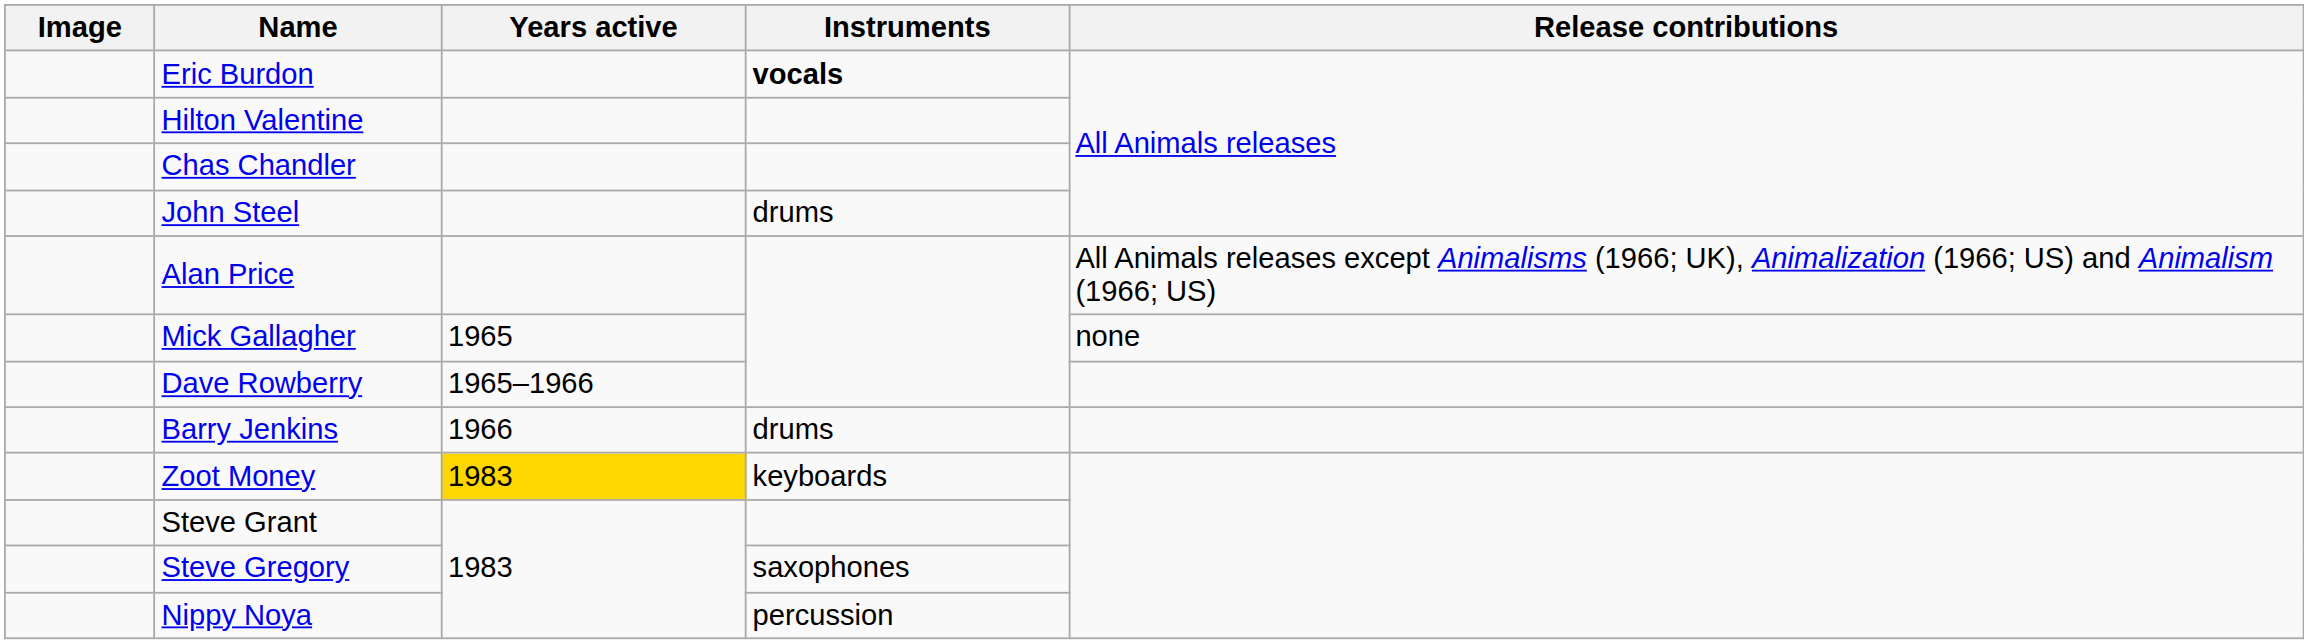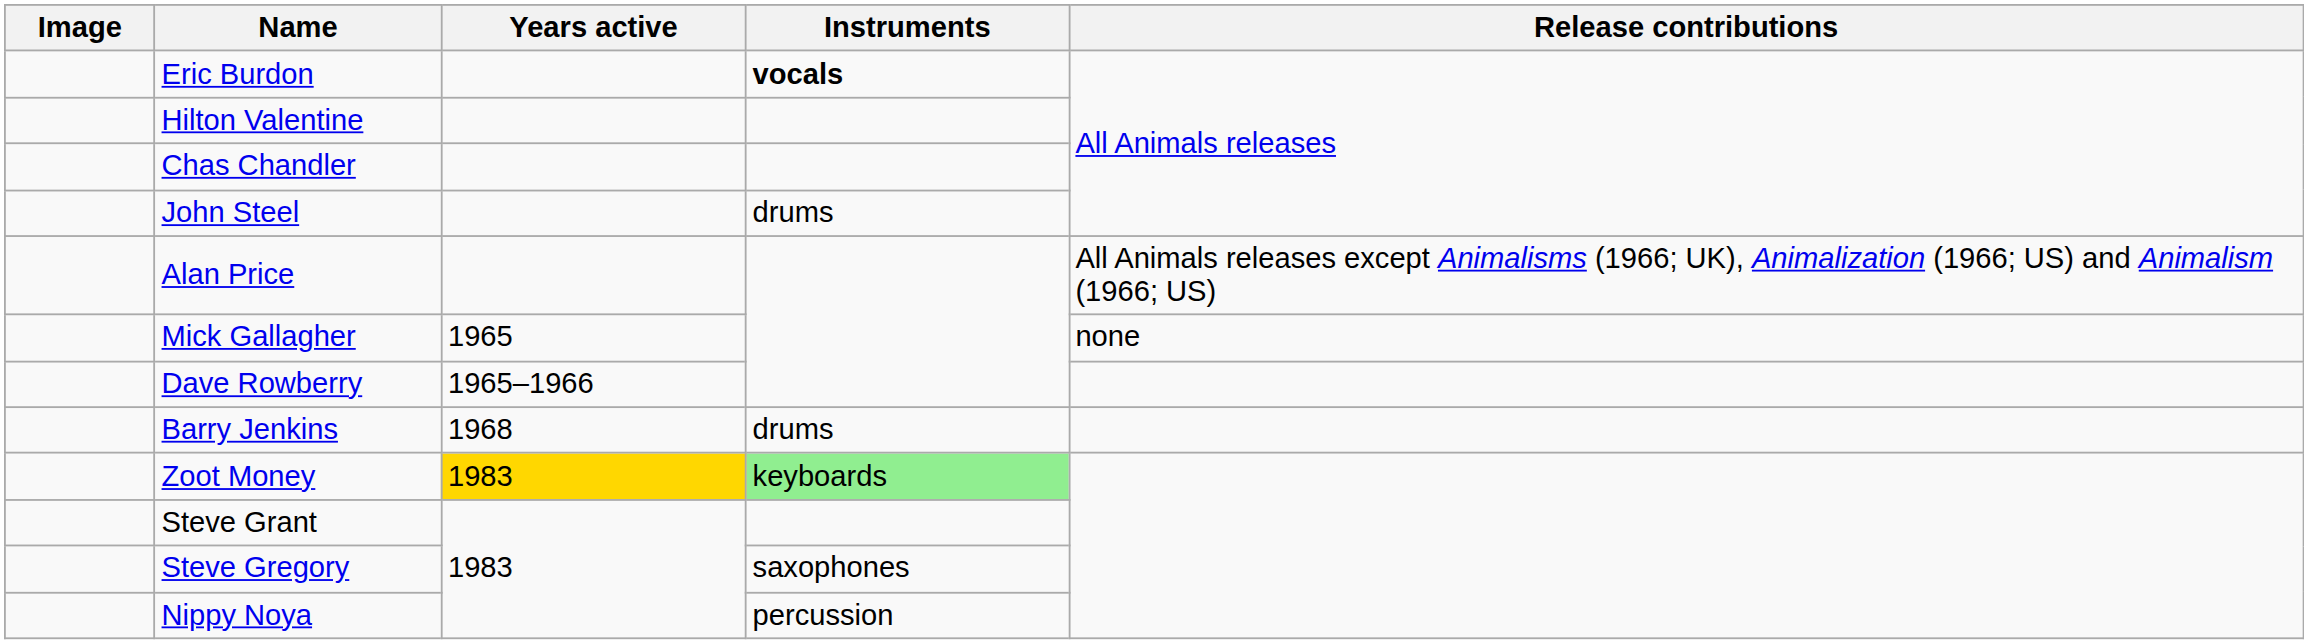(480, 429) 1966 -> (480, 429) 1968
(820, 475) no background -> (820, 475) lightgreen background
